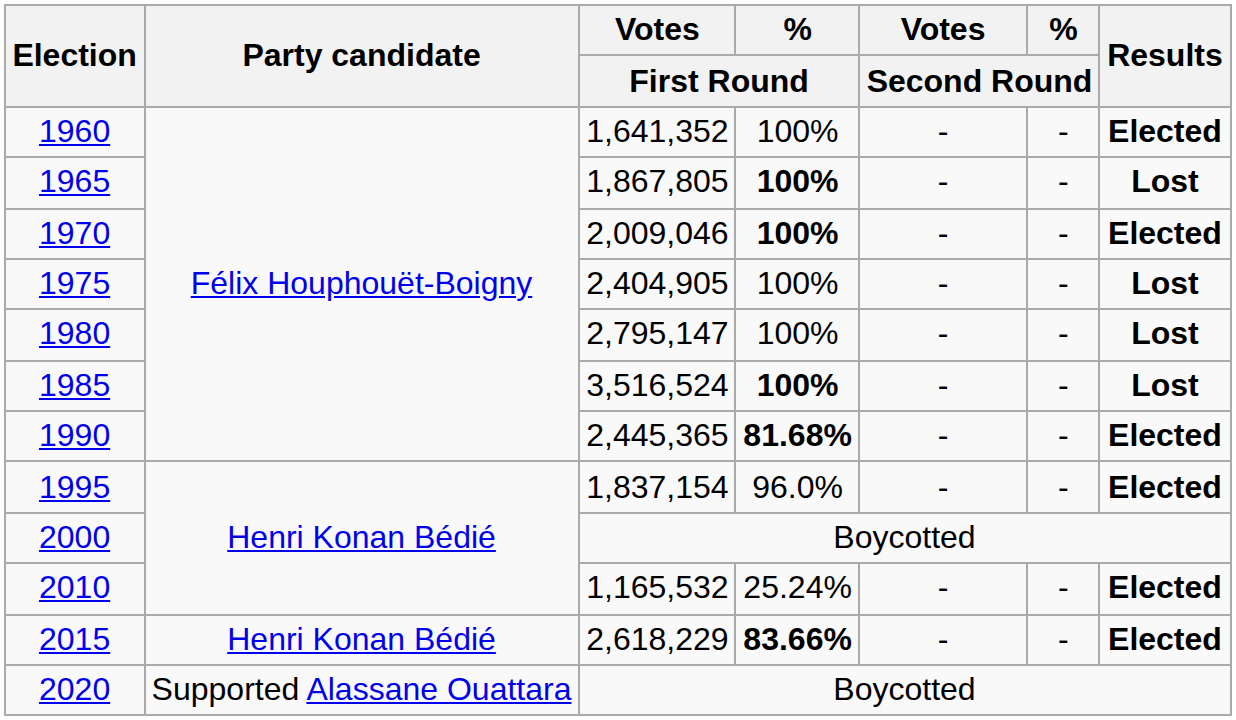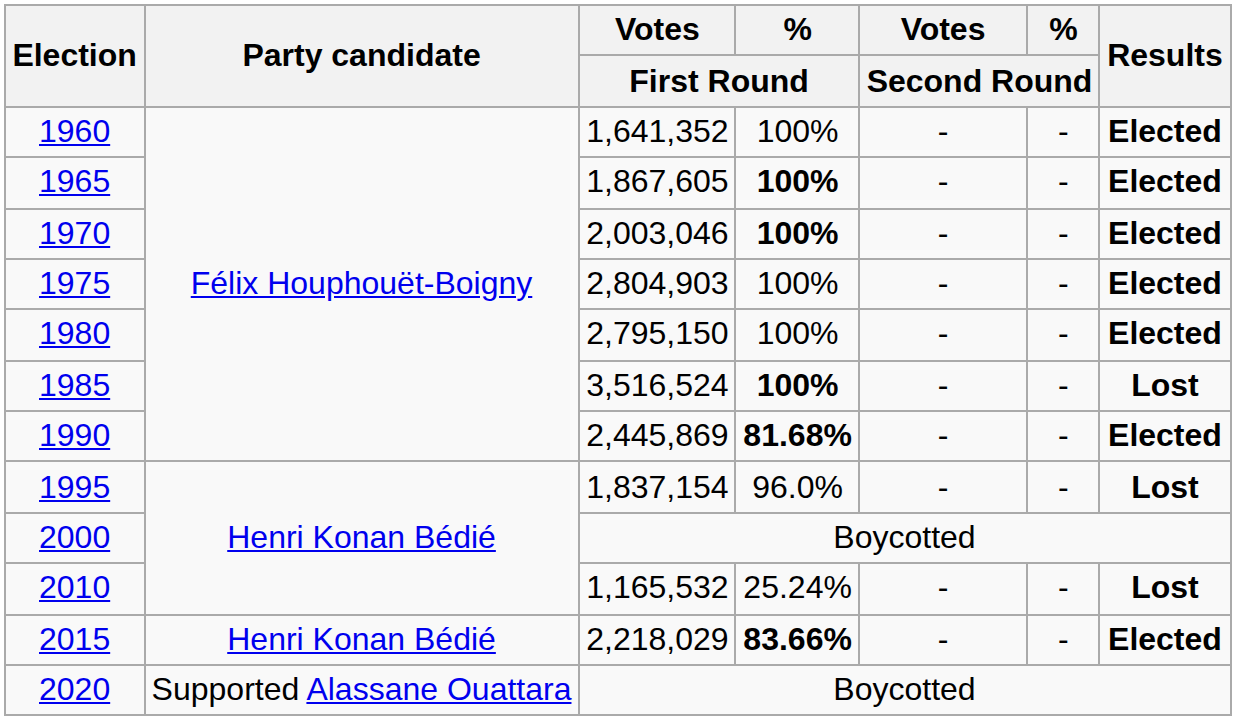(657, 182) 1,867,805 -> (657, 182) 1,867,605
(1165, 182) Lost -> (1165, 182) Elected
(657, 232) 2,009,046 -> (657, 232) 2,003,046
(657, 283) 2,404,905 -> (657, 283) 2,804,903
(1165, 283) Lost -> (1165, 283) Elected
(657, 334) 2,795,147 -> (657, 334) 2,795,150
(1165, 334) Lost -> (1165, 334) Elected
(657, 435) 2,445,365 -> (657, 435) 2,445,869
(1165, 486) Elected -> (1165, 486) Lost
(1165, 588) Elected -> (1165, 588) Lost
(657, 638) 2,618,229 -> (657, 638) 2,218,029
